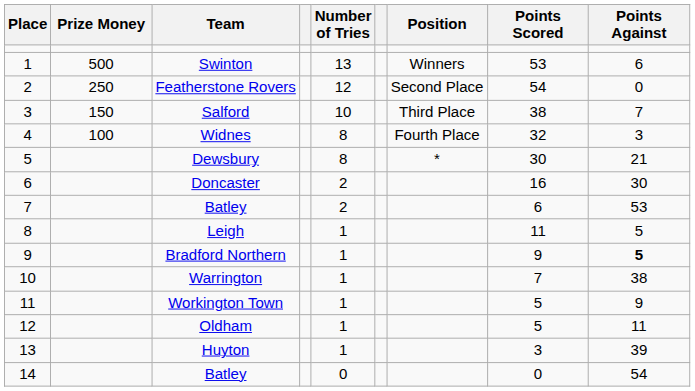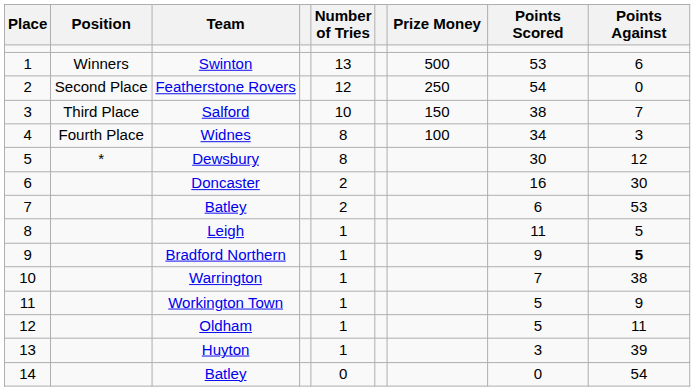columns swapped: (437, 24) <-> (101, 24)
(538, 135) 32 -> (538, 135) 34
(639, 159) 21 -> (639, 159) 12
